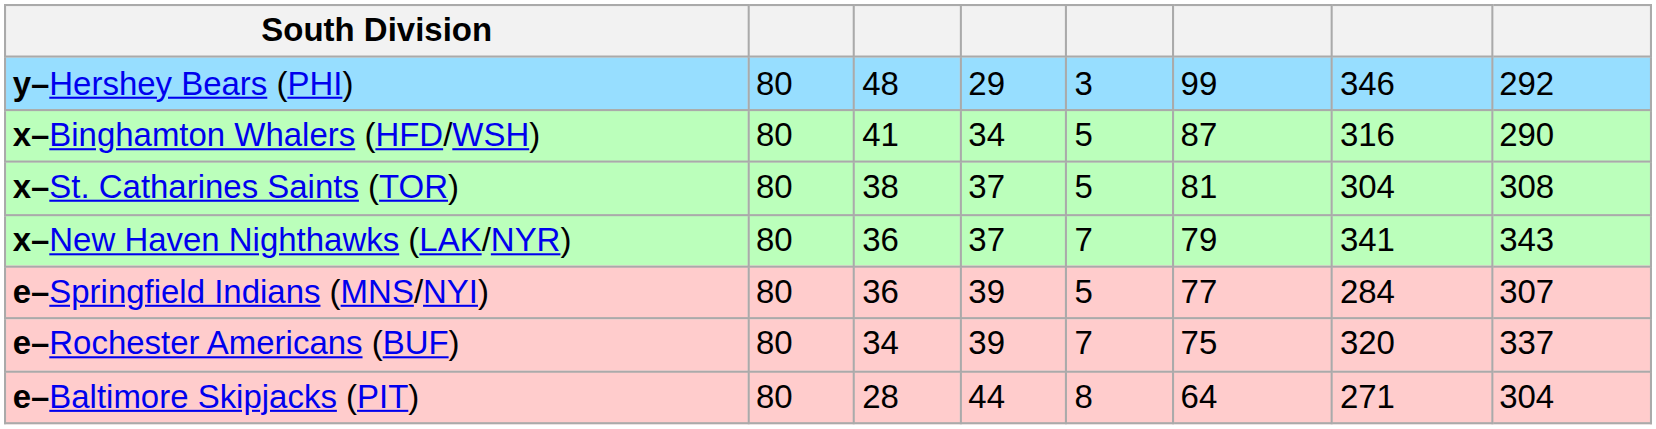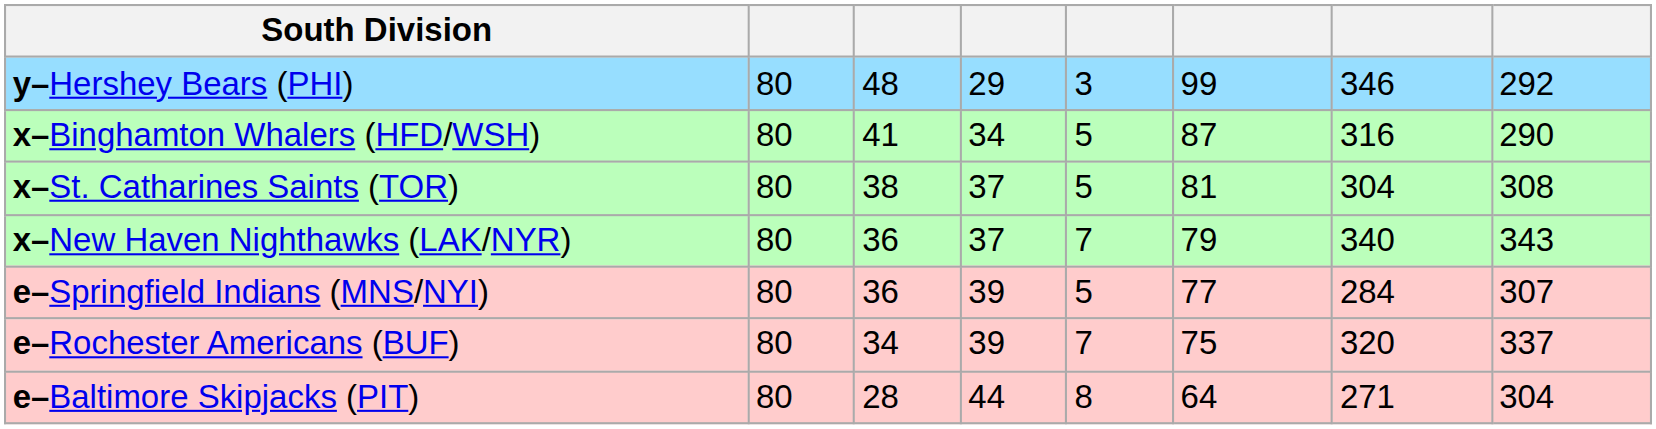(1367, 239) 341 -> (1367, 239) 340
